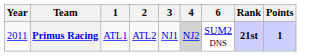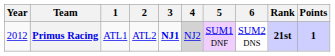+ column: (219, 13)
(17, 36) 2011 -> (17, 36) 2012
(170, 36) normal -> (170, 36) bold
